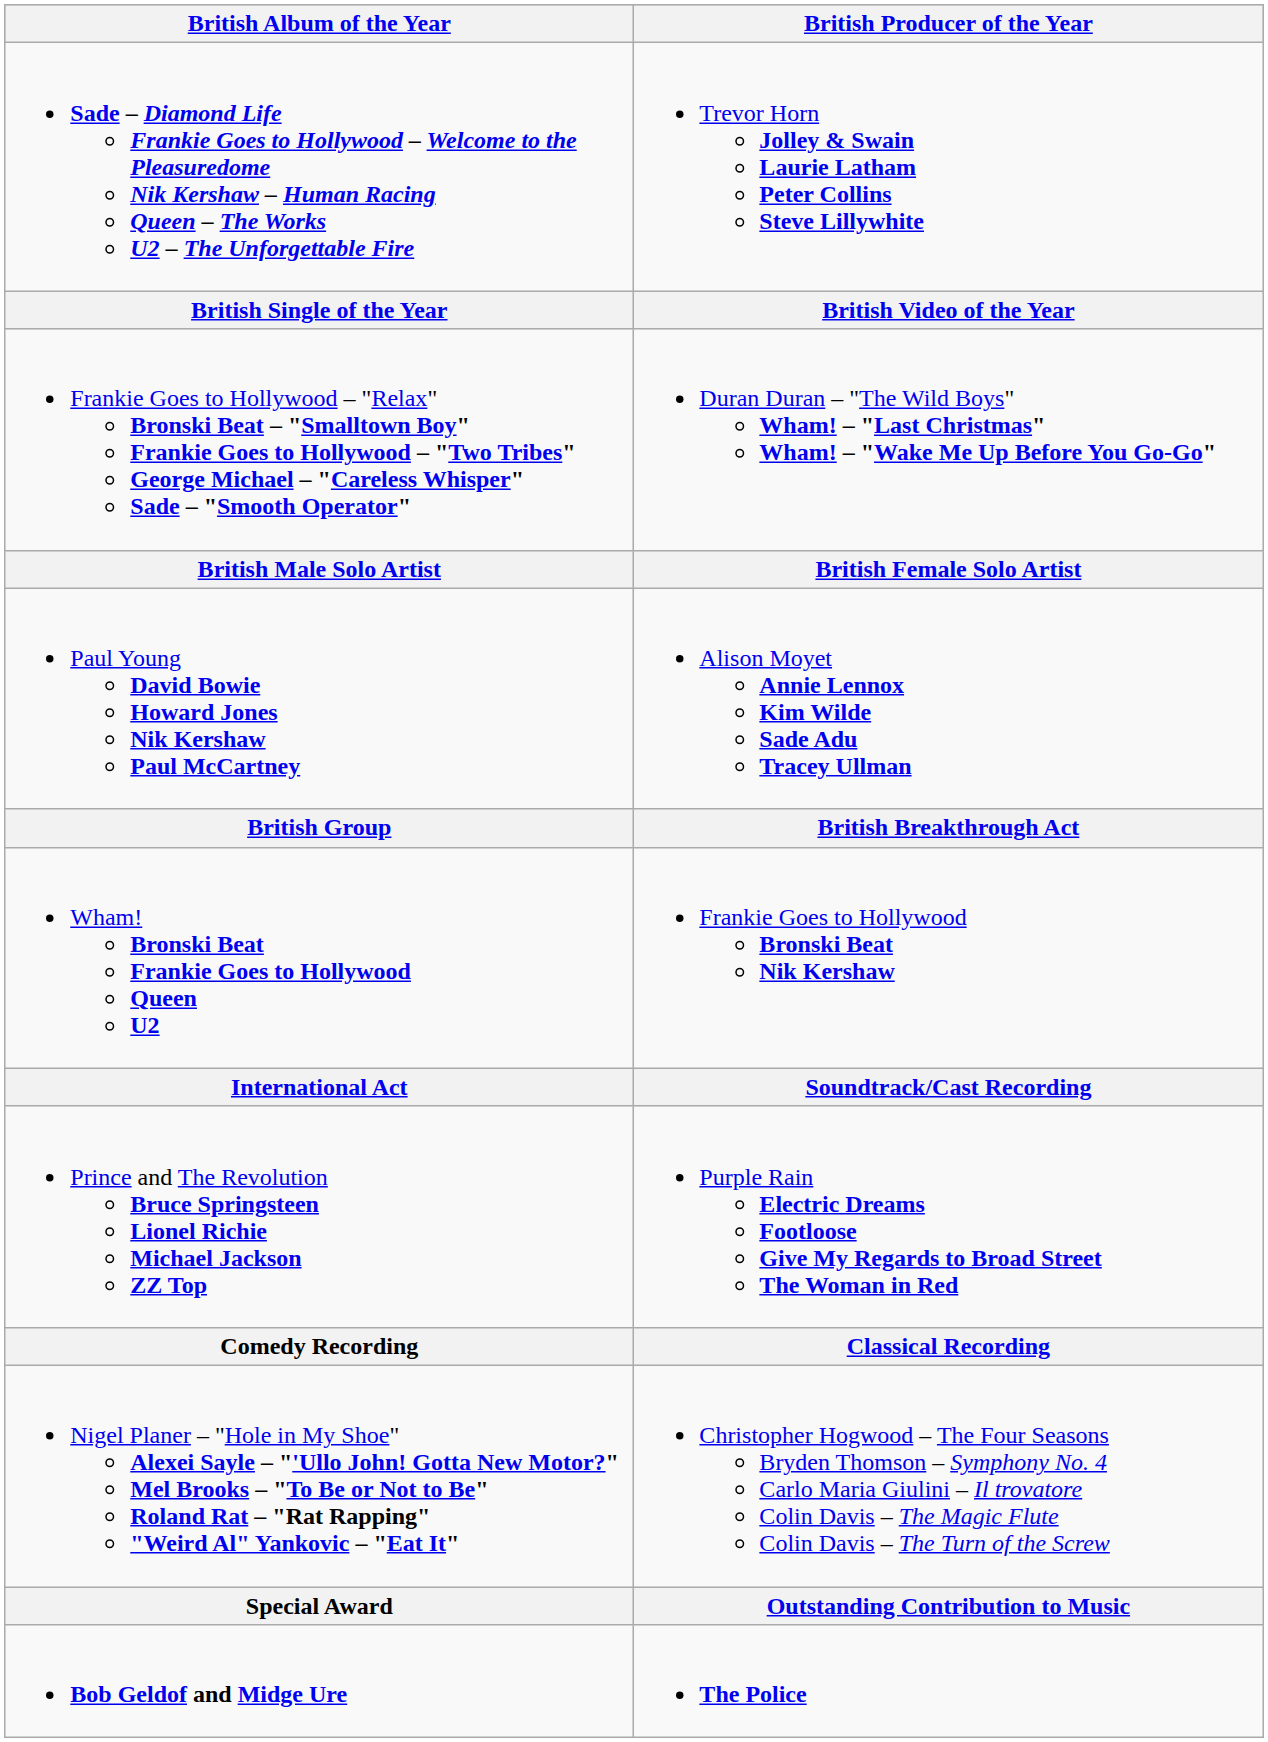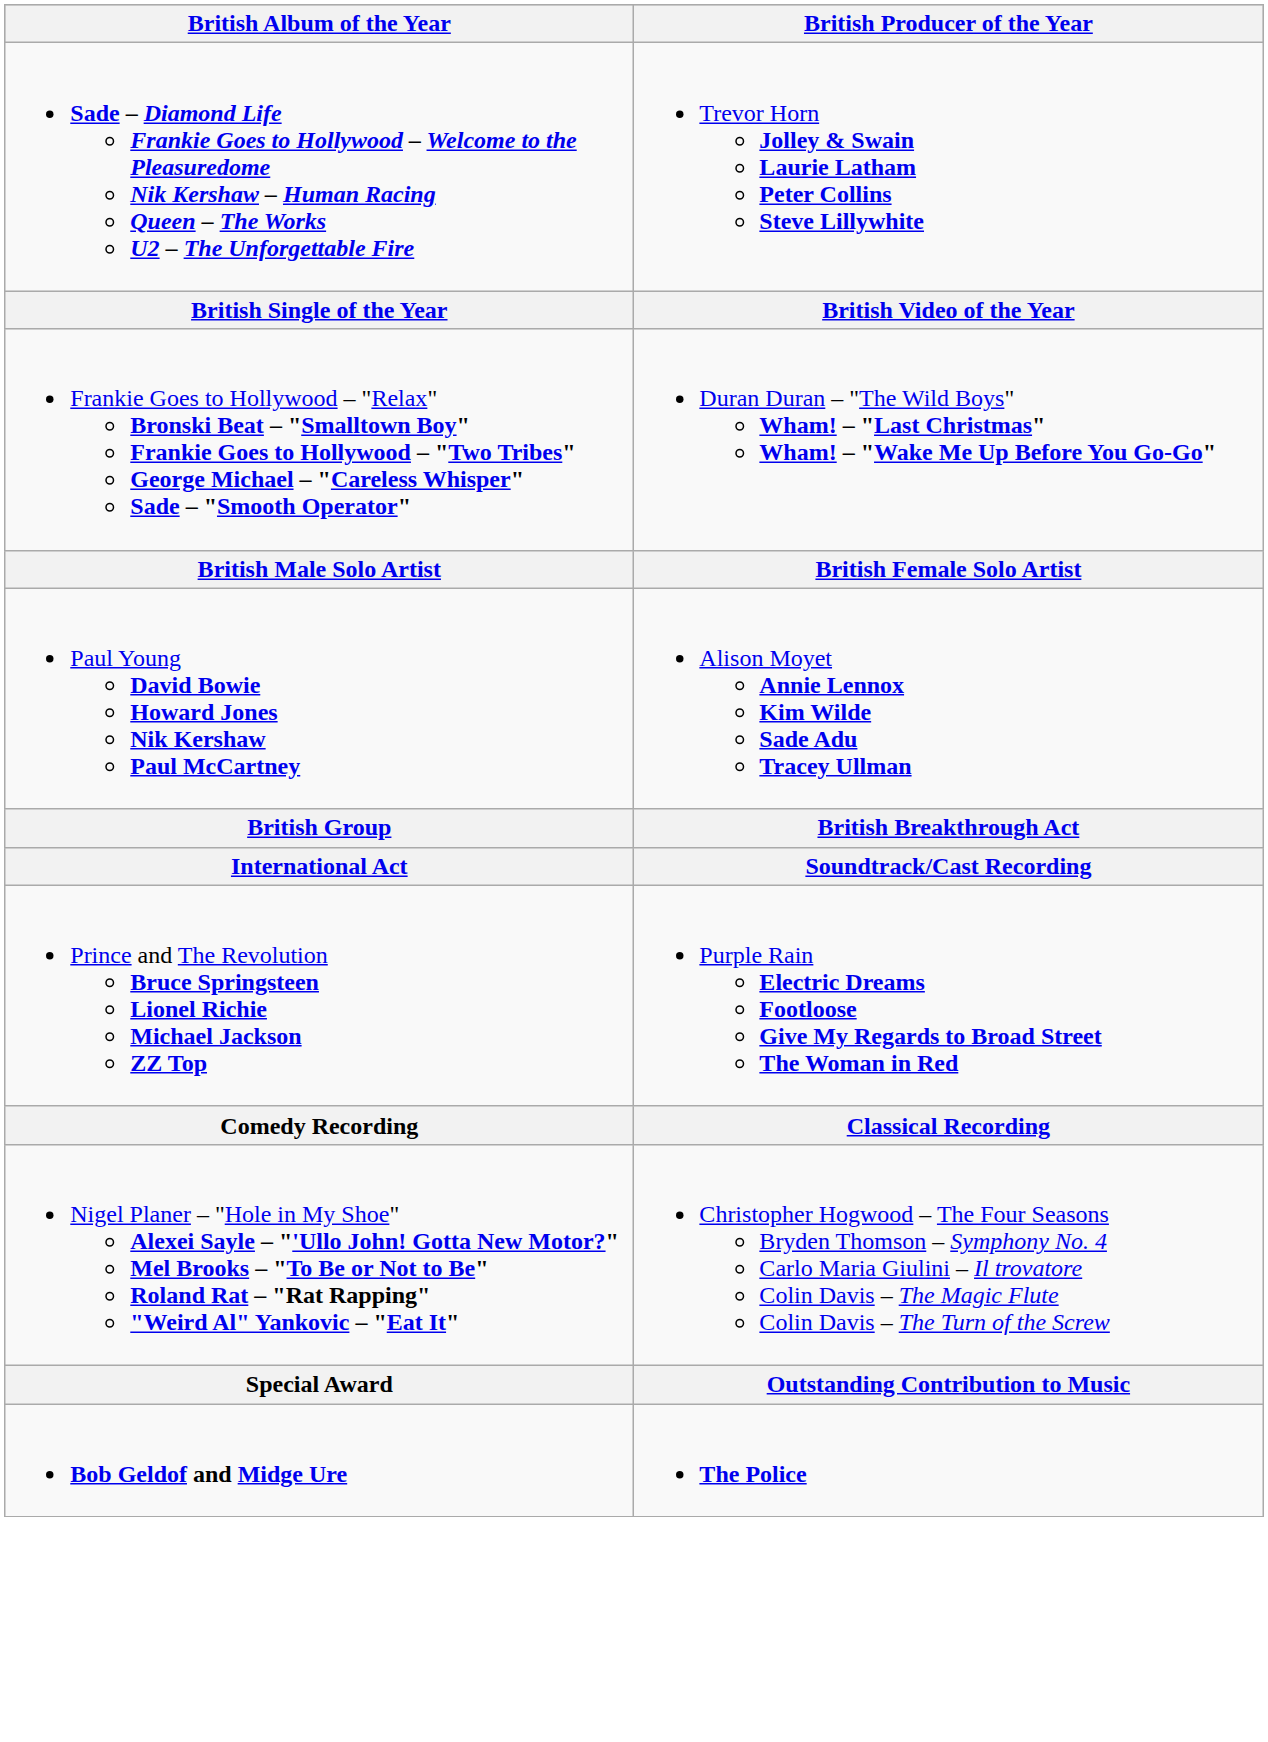- row: (319, 971)
